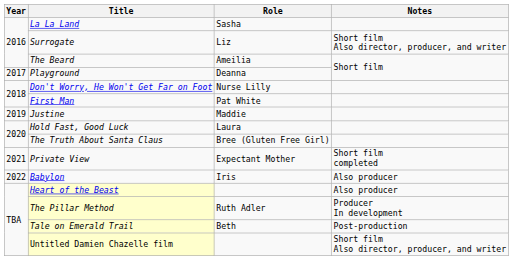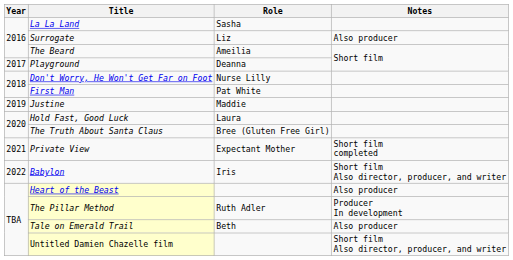(420, 42) Short film Also director, producer, and writer -> (366, 38) Also producer
(366, 177) Also producer -> (420, 172) Short film Also director, producer, and writer
(371, 226) Post-production -> (366, 226) Also producer
